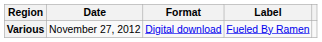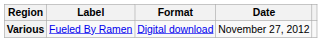columns swapped: (95, 12) <-> (268, 12)
